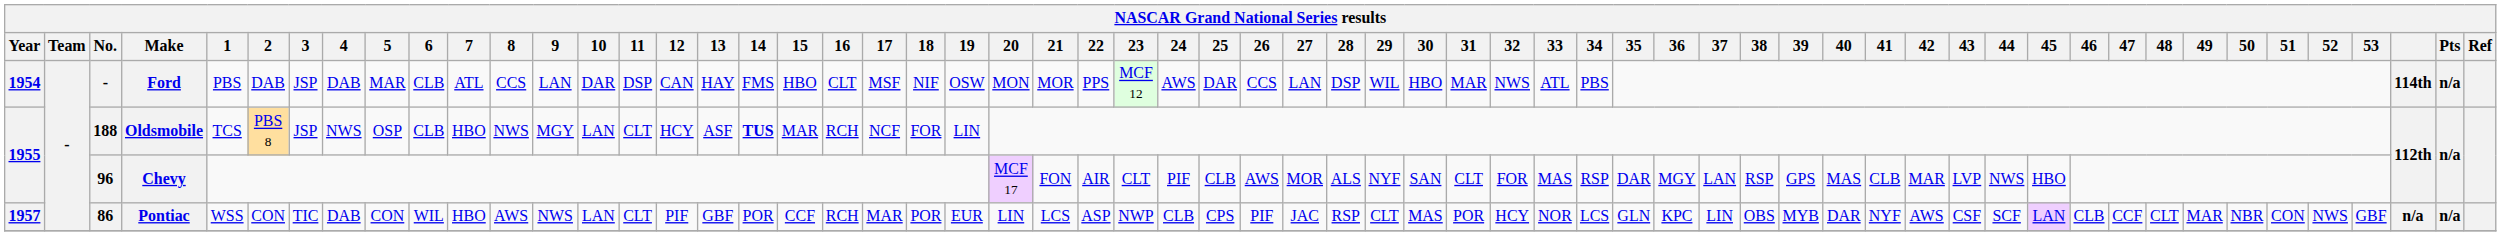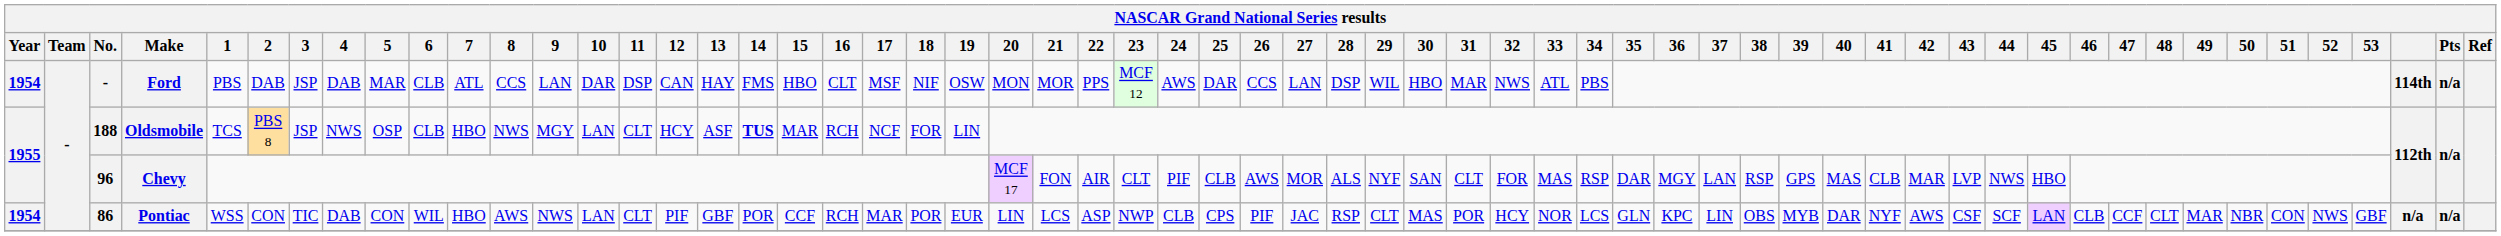(24, 216) 1957 -> (24, 216) 1954
